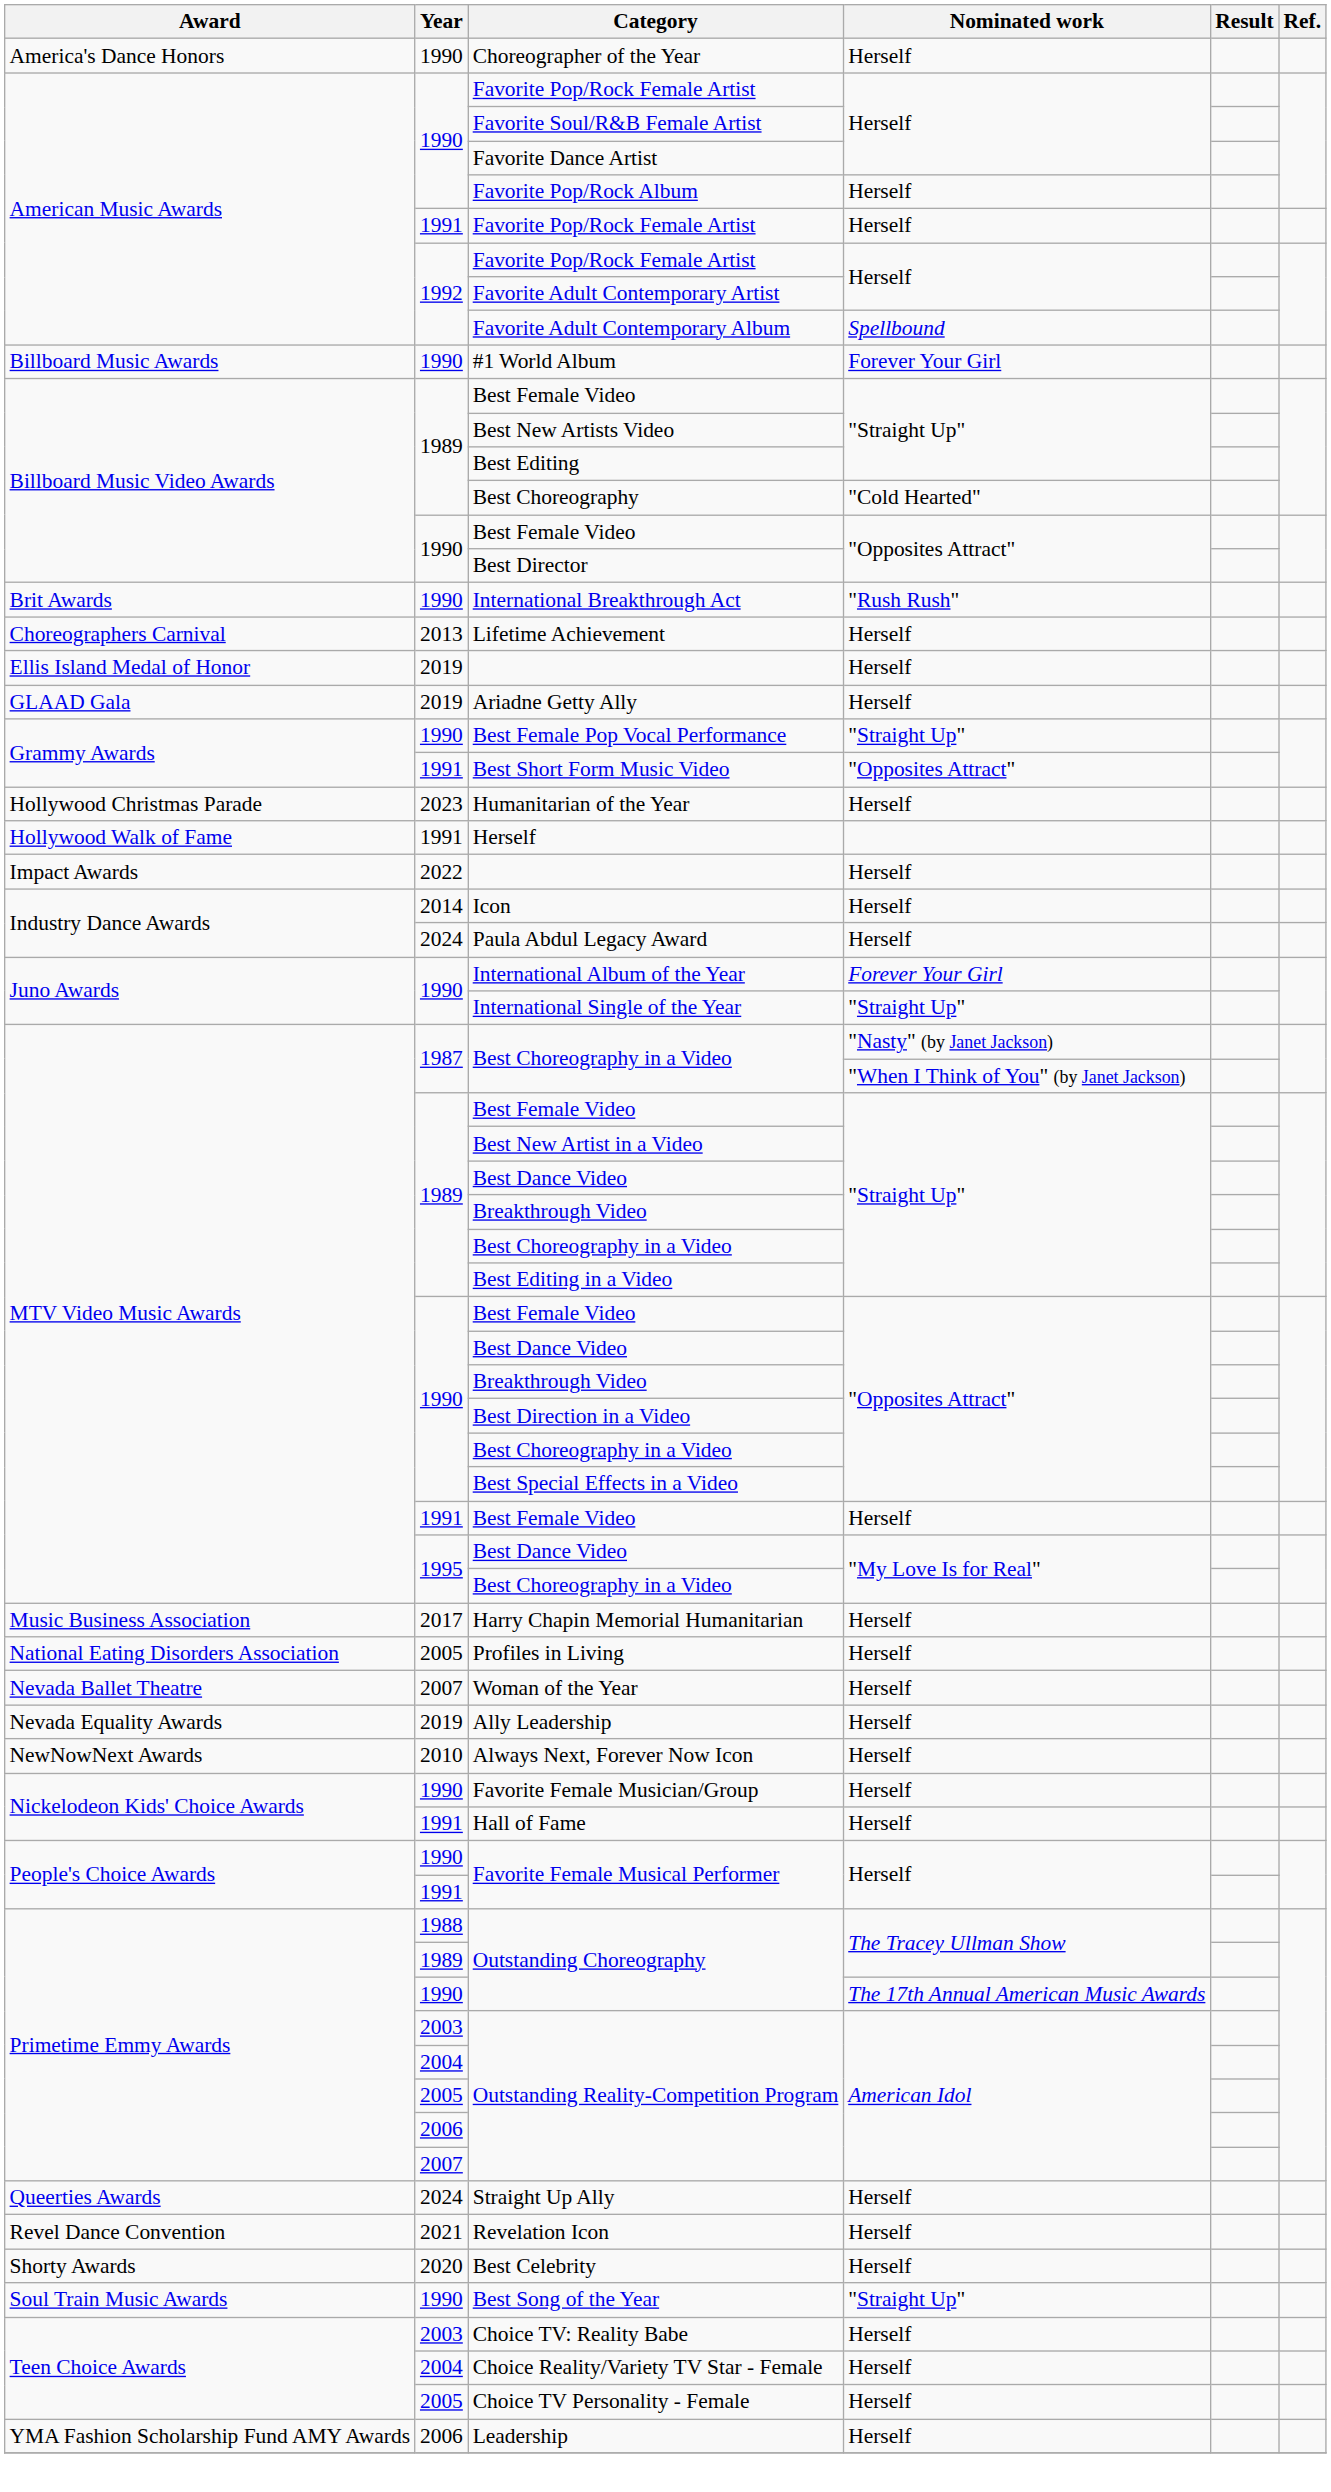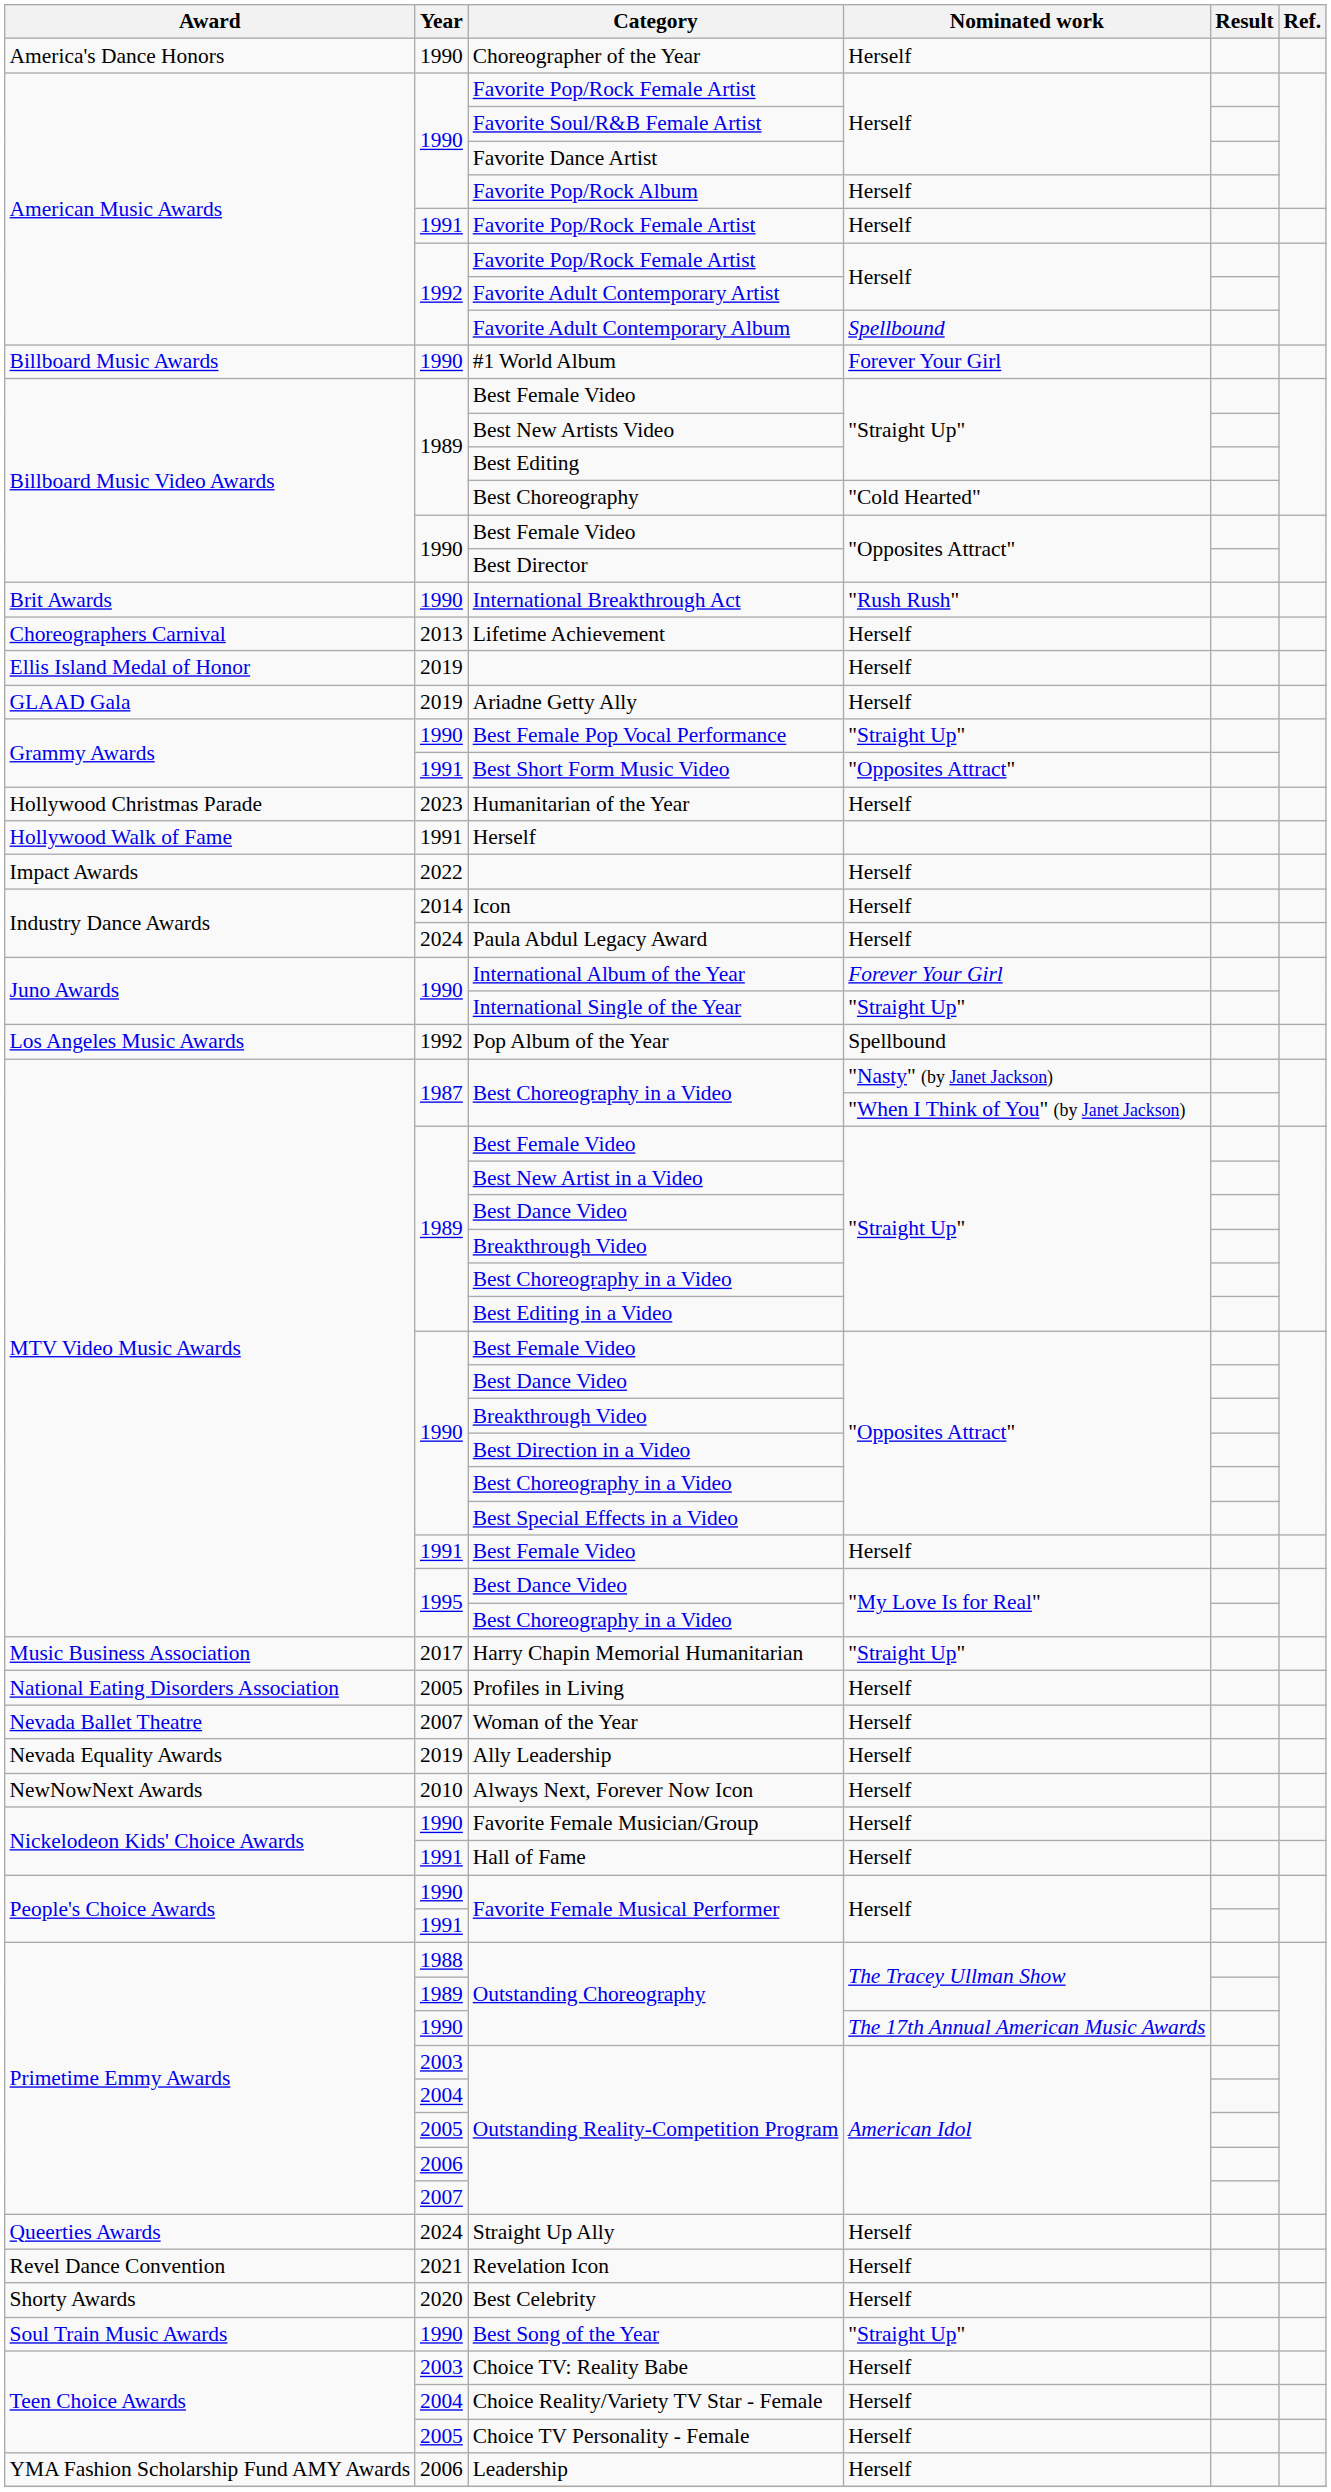+ row: (441, 1041)
(880, 1619) Herself -> (907, 1653) "Straight Up"
